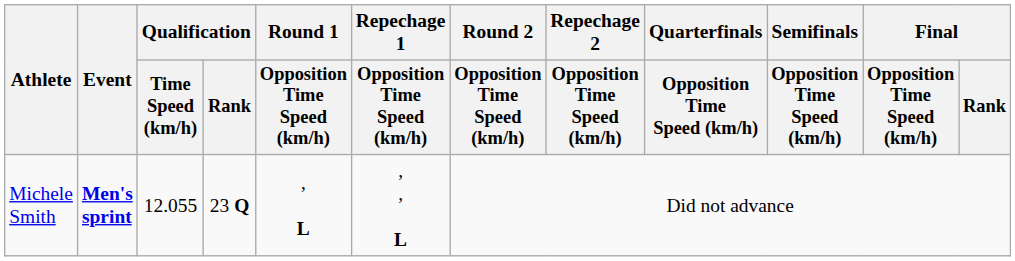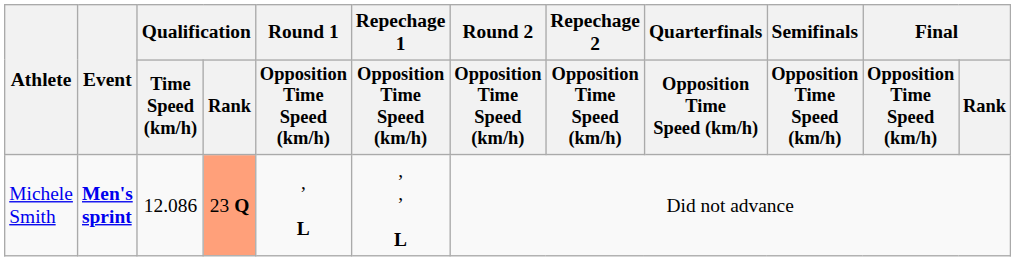(170, 205) 12.055 -> (170, 205) 12.086
(230, 205) no background -> (230, 205) lightsalmon background
